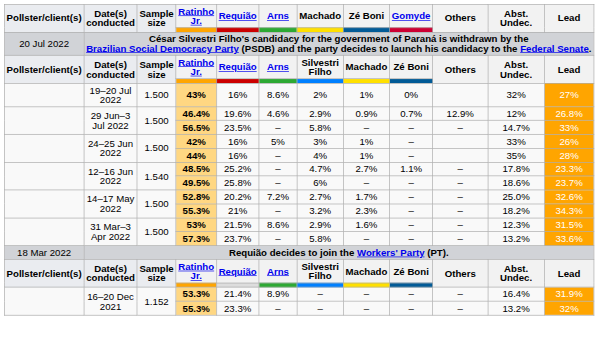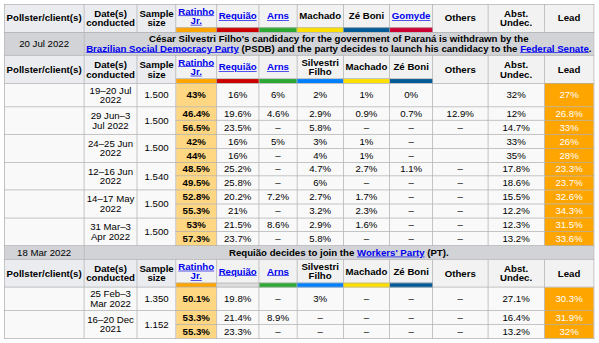(278, 95) 8.6% -> (278, 95) 6%
(516, 197) 25.0% -> (516, 197) 15.5%
(516, 211) 18.2% -> (516, 211) 12.2%
+ row: (111, 299)
